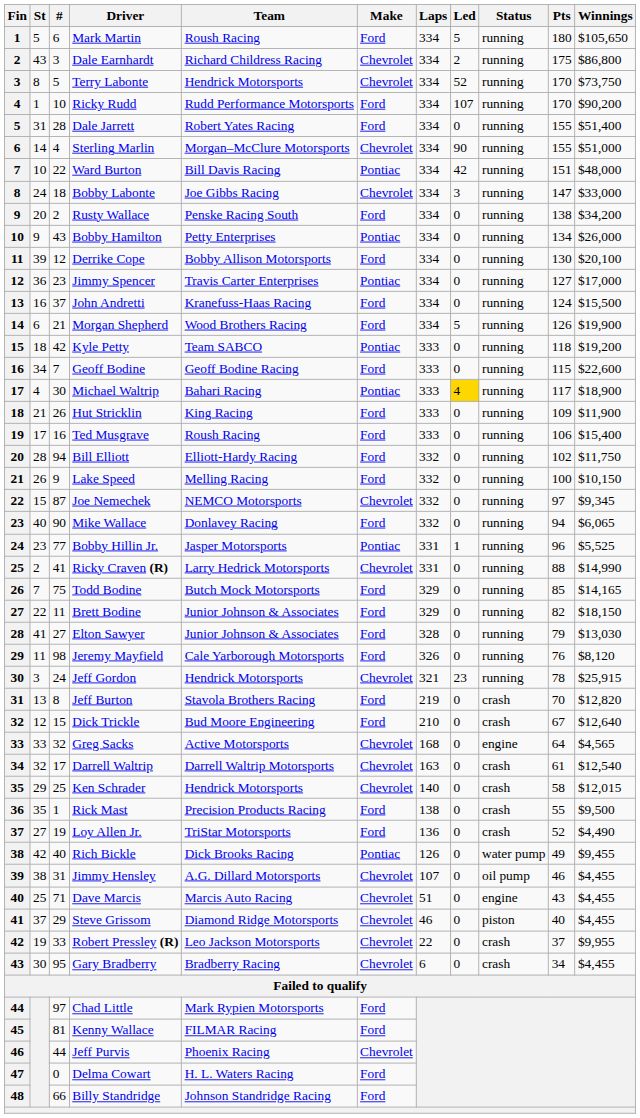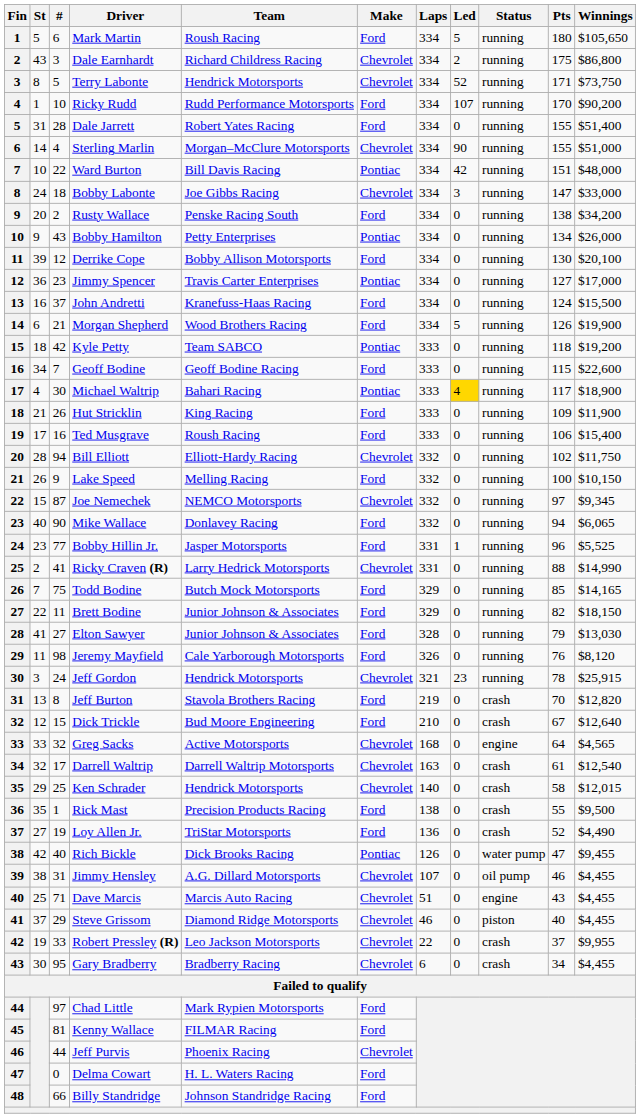(562, 81) 170 -> (562, 81) 171
(373, 456) Ford -> (386, 456) Chevrolet
(380, 545) Pontiac -> (373, 545) Ford
(558, 853) 49 -> (558, 853) 47
